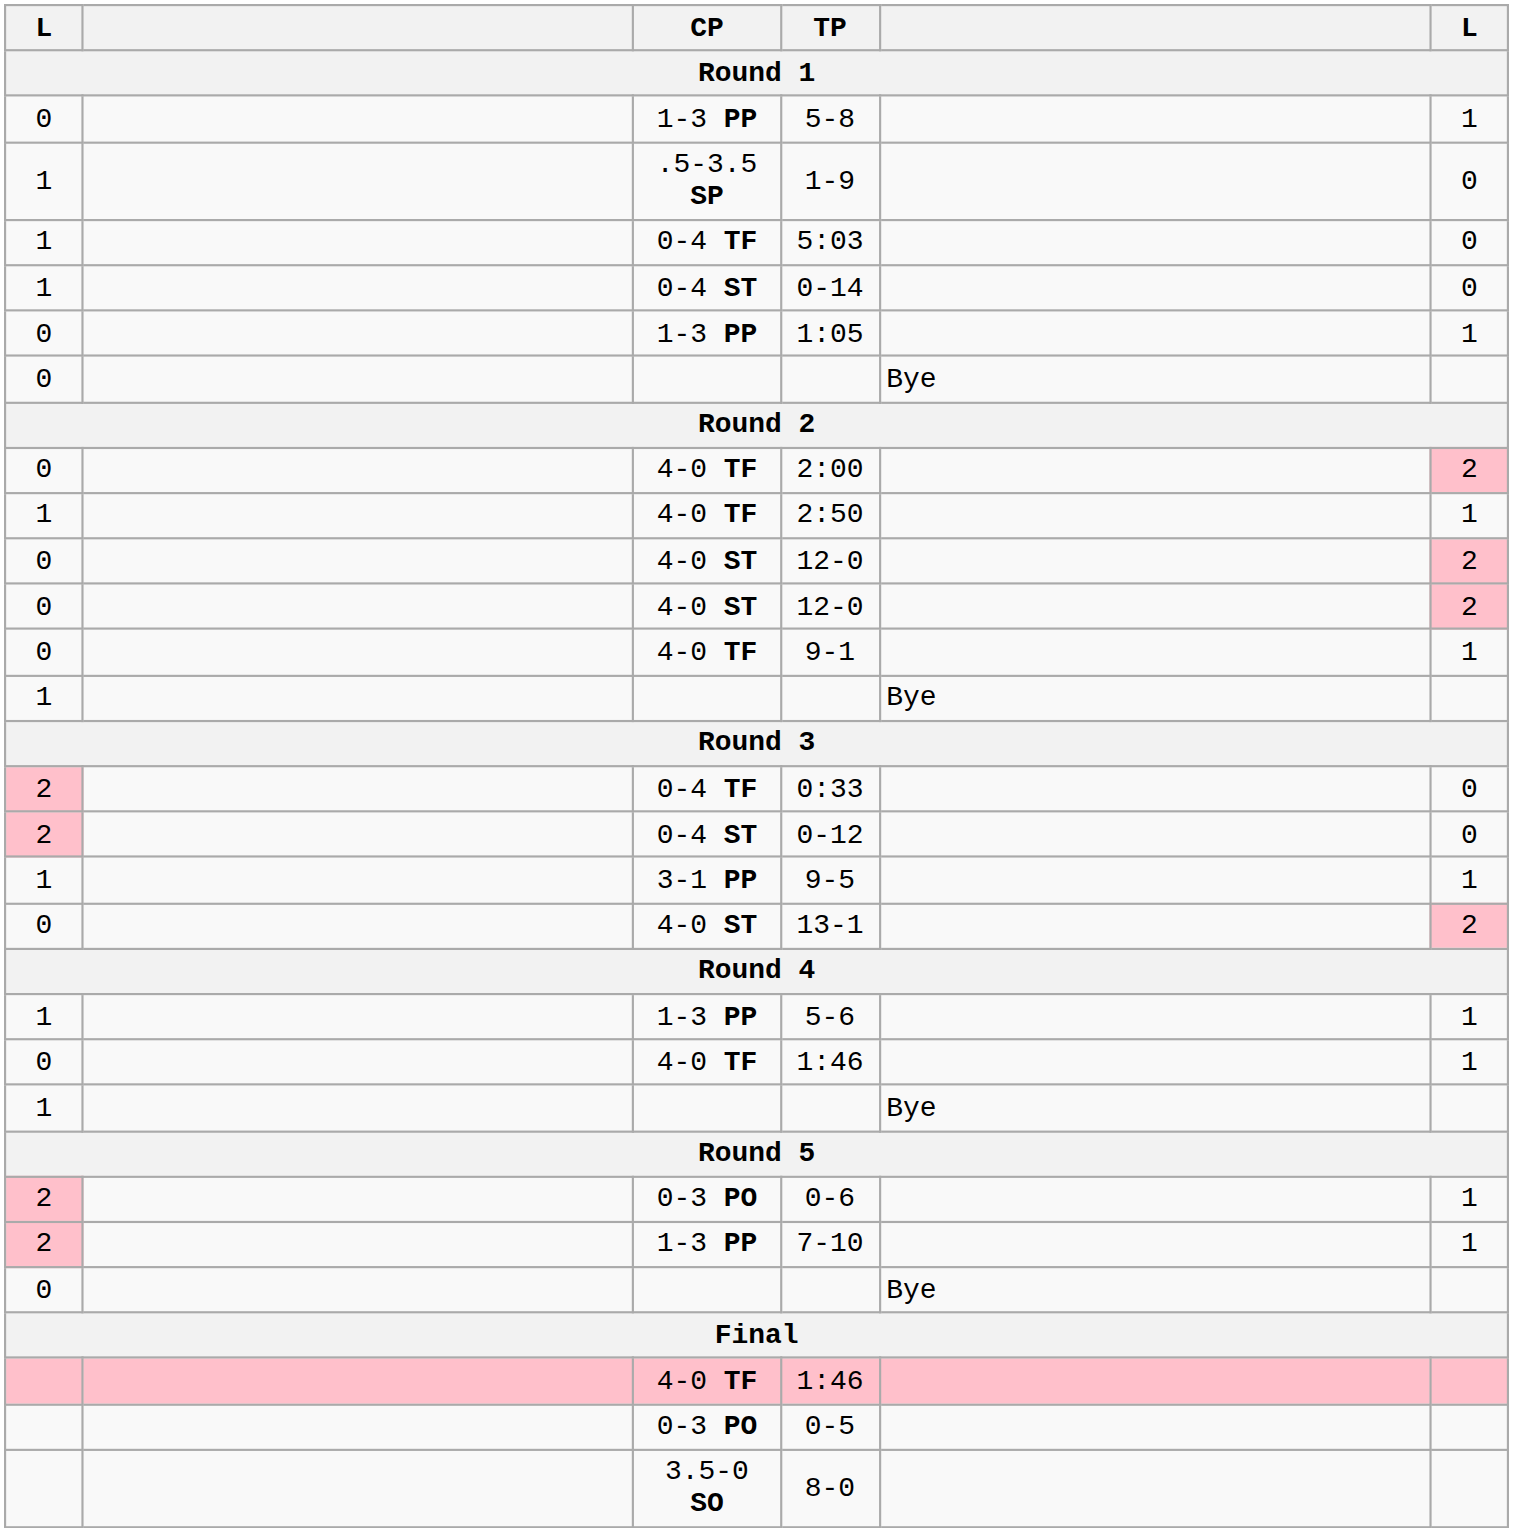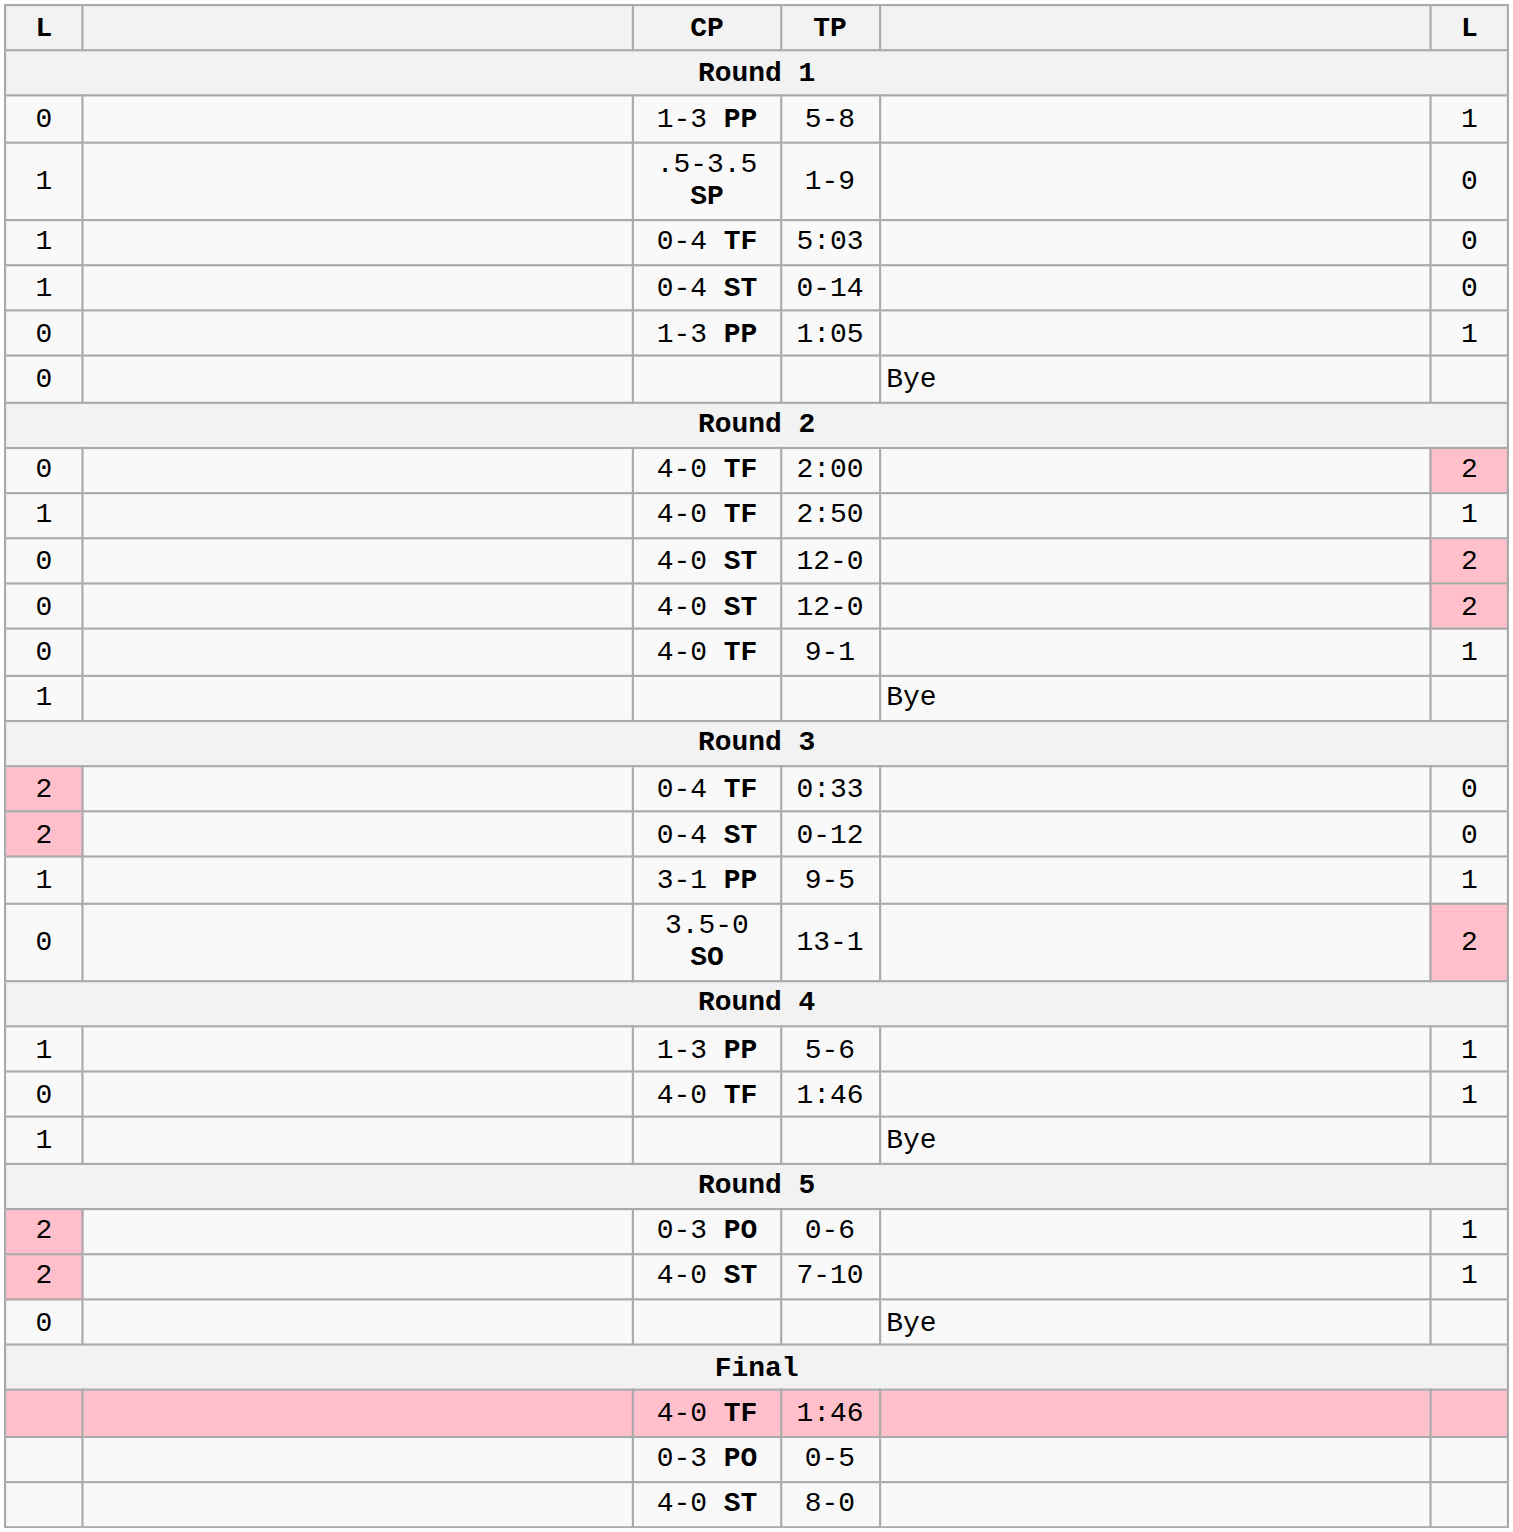(707, 926) 4-0 ST -> (707, 942) 3.5-0 SO
(707, 1244) 1-3 PP -> (707, 1277) 4-0 ST
(707, 1488) 3.5-0 SO -> (707, 1504) 4-0 ST
